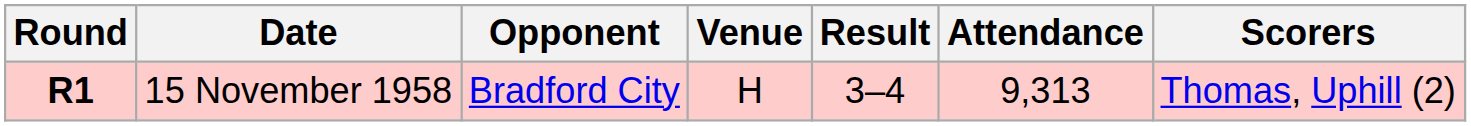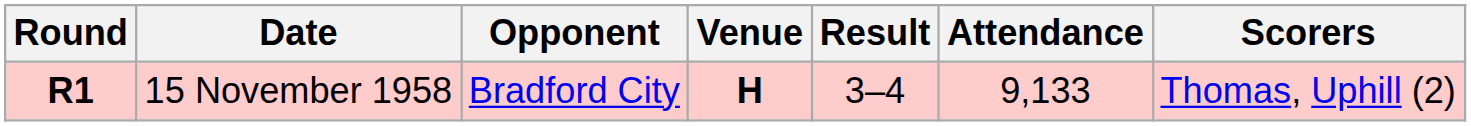(750, 90) normal -> (750, 90) bold
(1045, 90) 9,313 -> (1045, 90) 9,133
